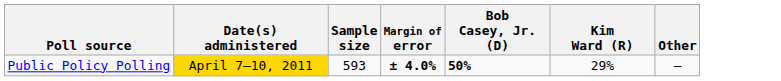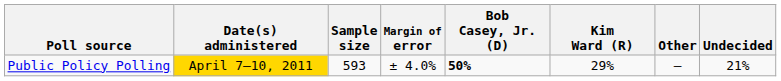+ column: (738, 45)
(413, 66) bold -> (413, 66) normal
